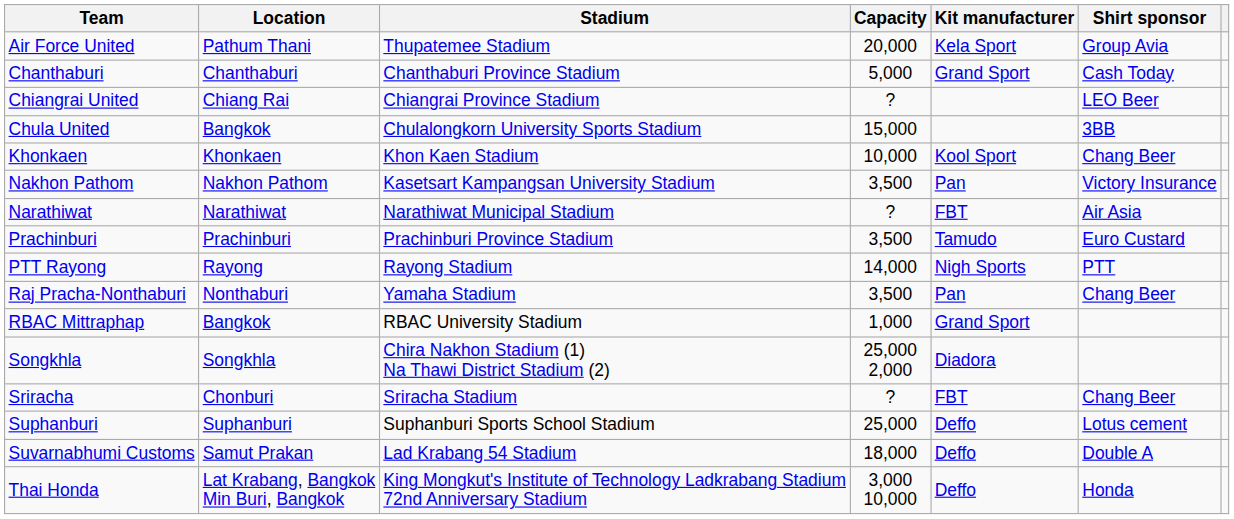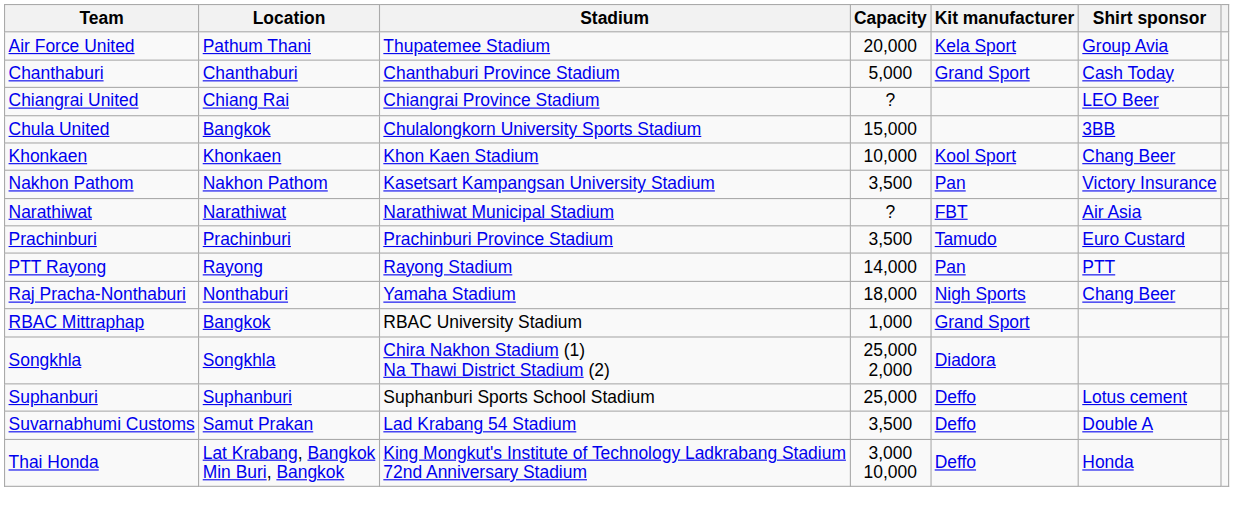(980, 267) Nigh Sports -> (950, 267) Pan
(890, 294) 3,500 -> (890, 294) 18,000
(950, 294) Pan -> (980, 294) Nigh Sports
- row: (41, 397)
(890, 452) 18,000 -> (890, 425) 3,500
